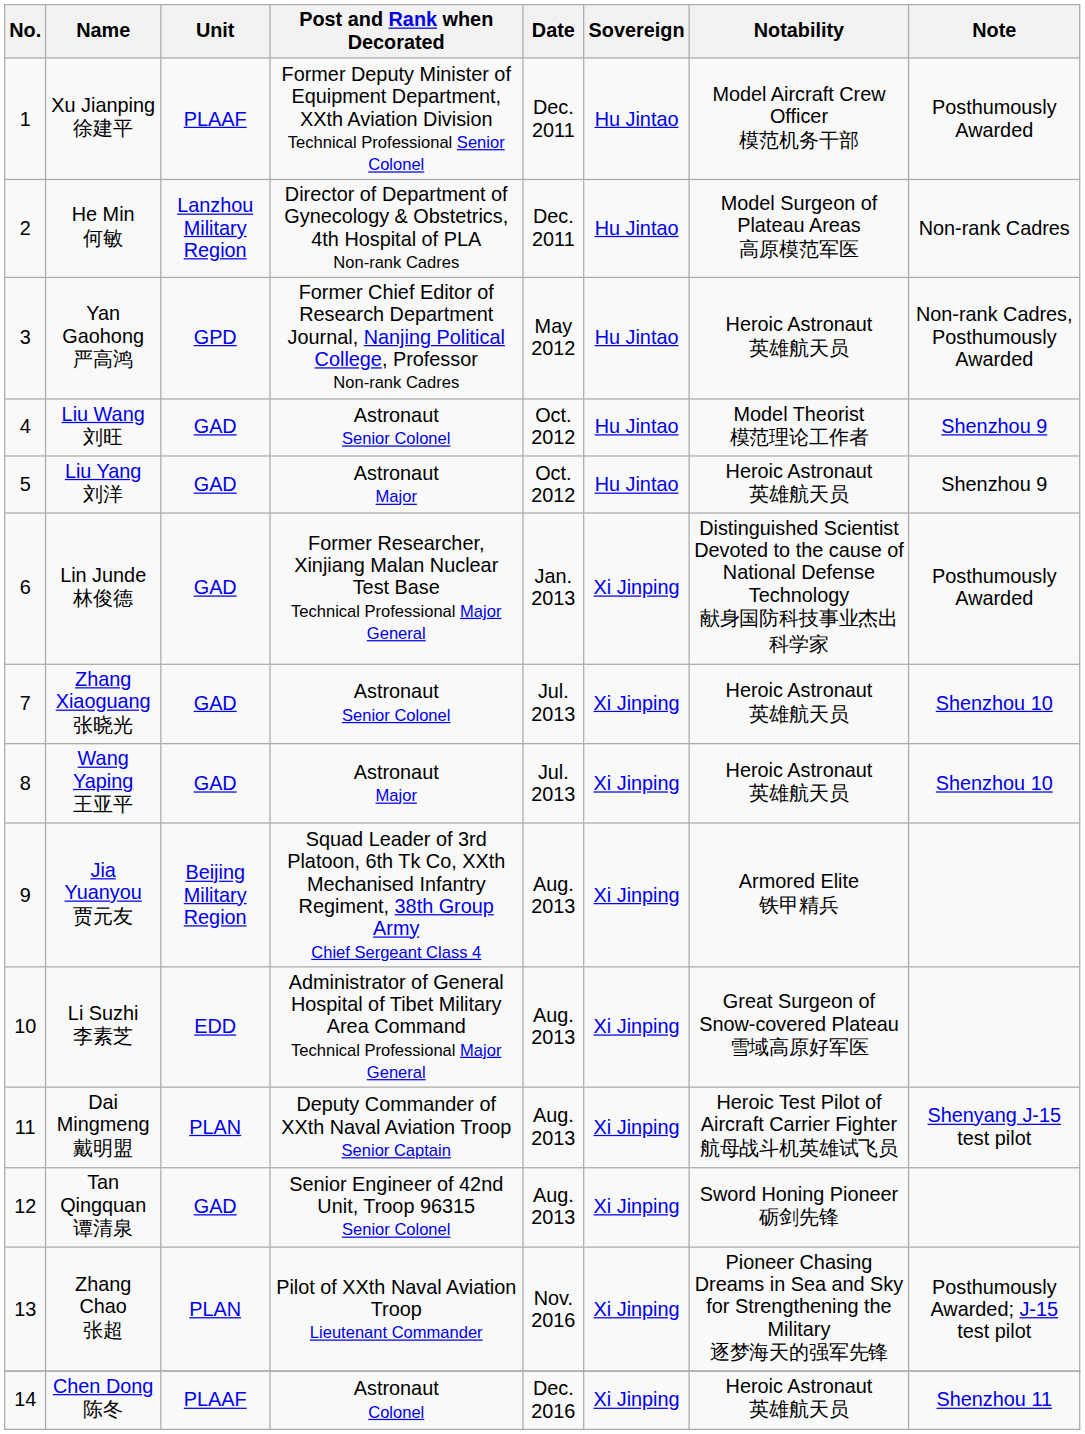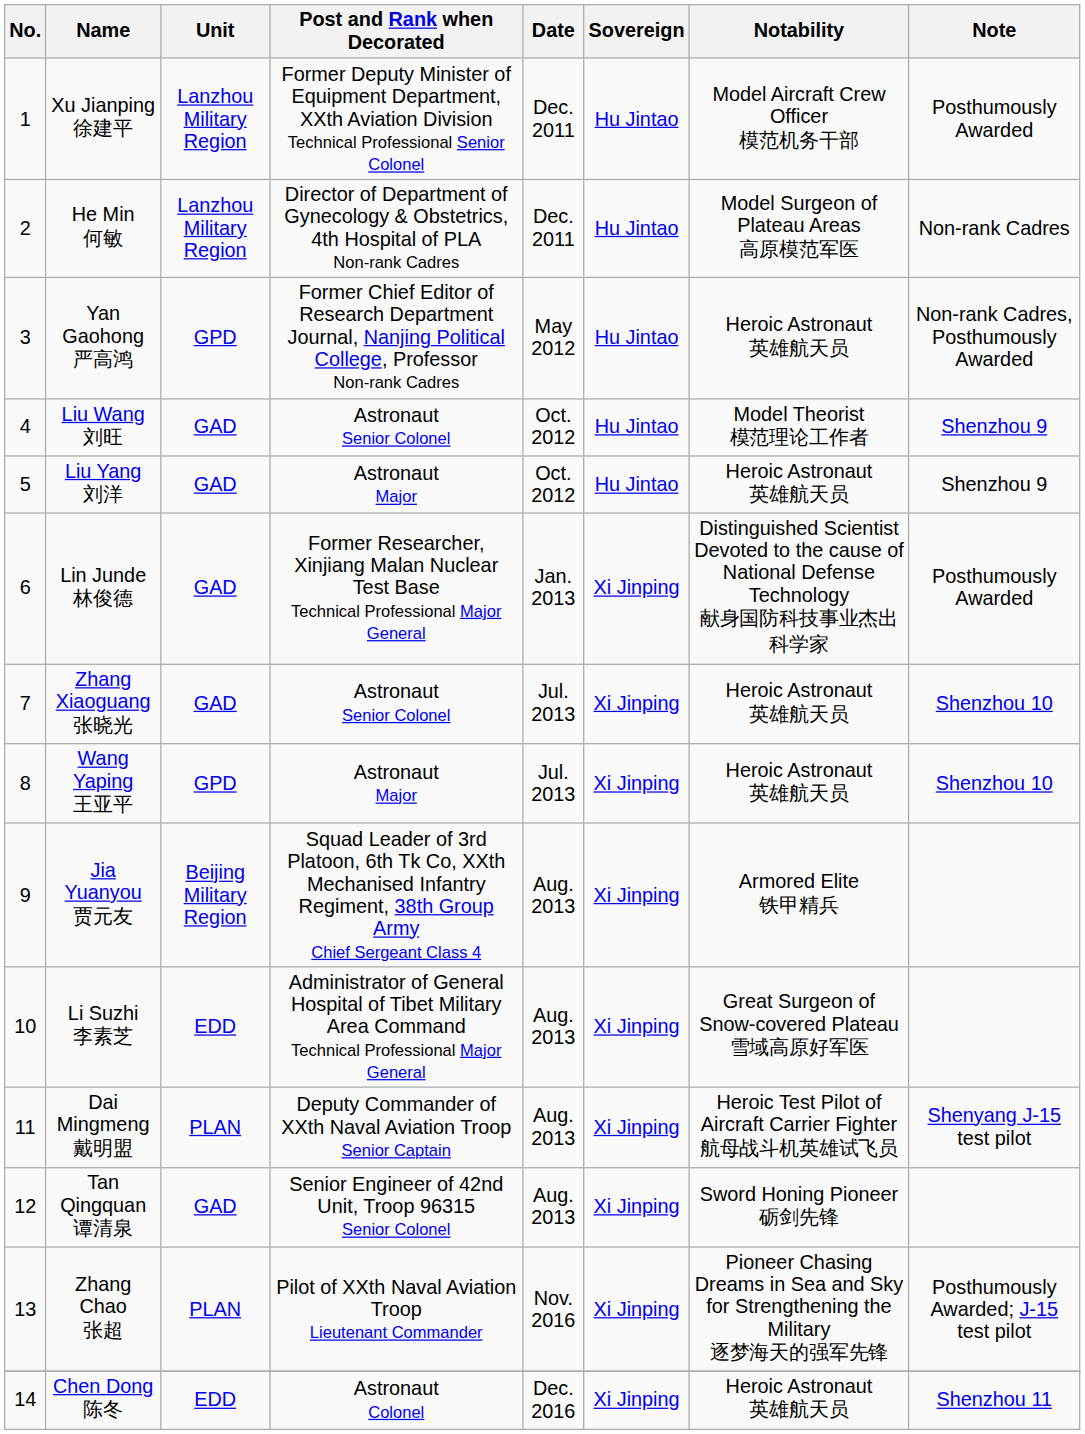(215, 118) PLAAF -> (215, 118) Lanzhou Military Region
(215, 783) GAD -> (215, 783) GPD
(215, 1400) PLAAF -> (215, 1400) EDD
